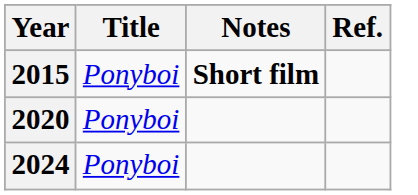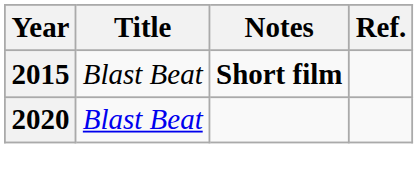(131, 73) Ponyboi -> (143, 73) Blast Beat
(131, 119) Ponyboi -> (143, 119) Blast Beat
- row: (41, 165)
